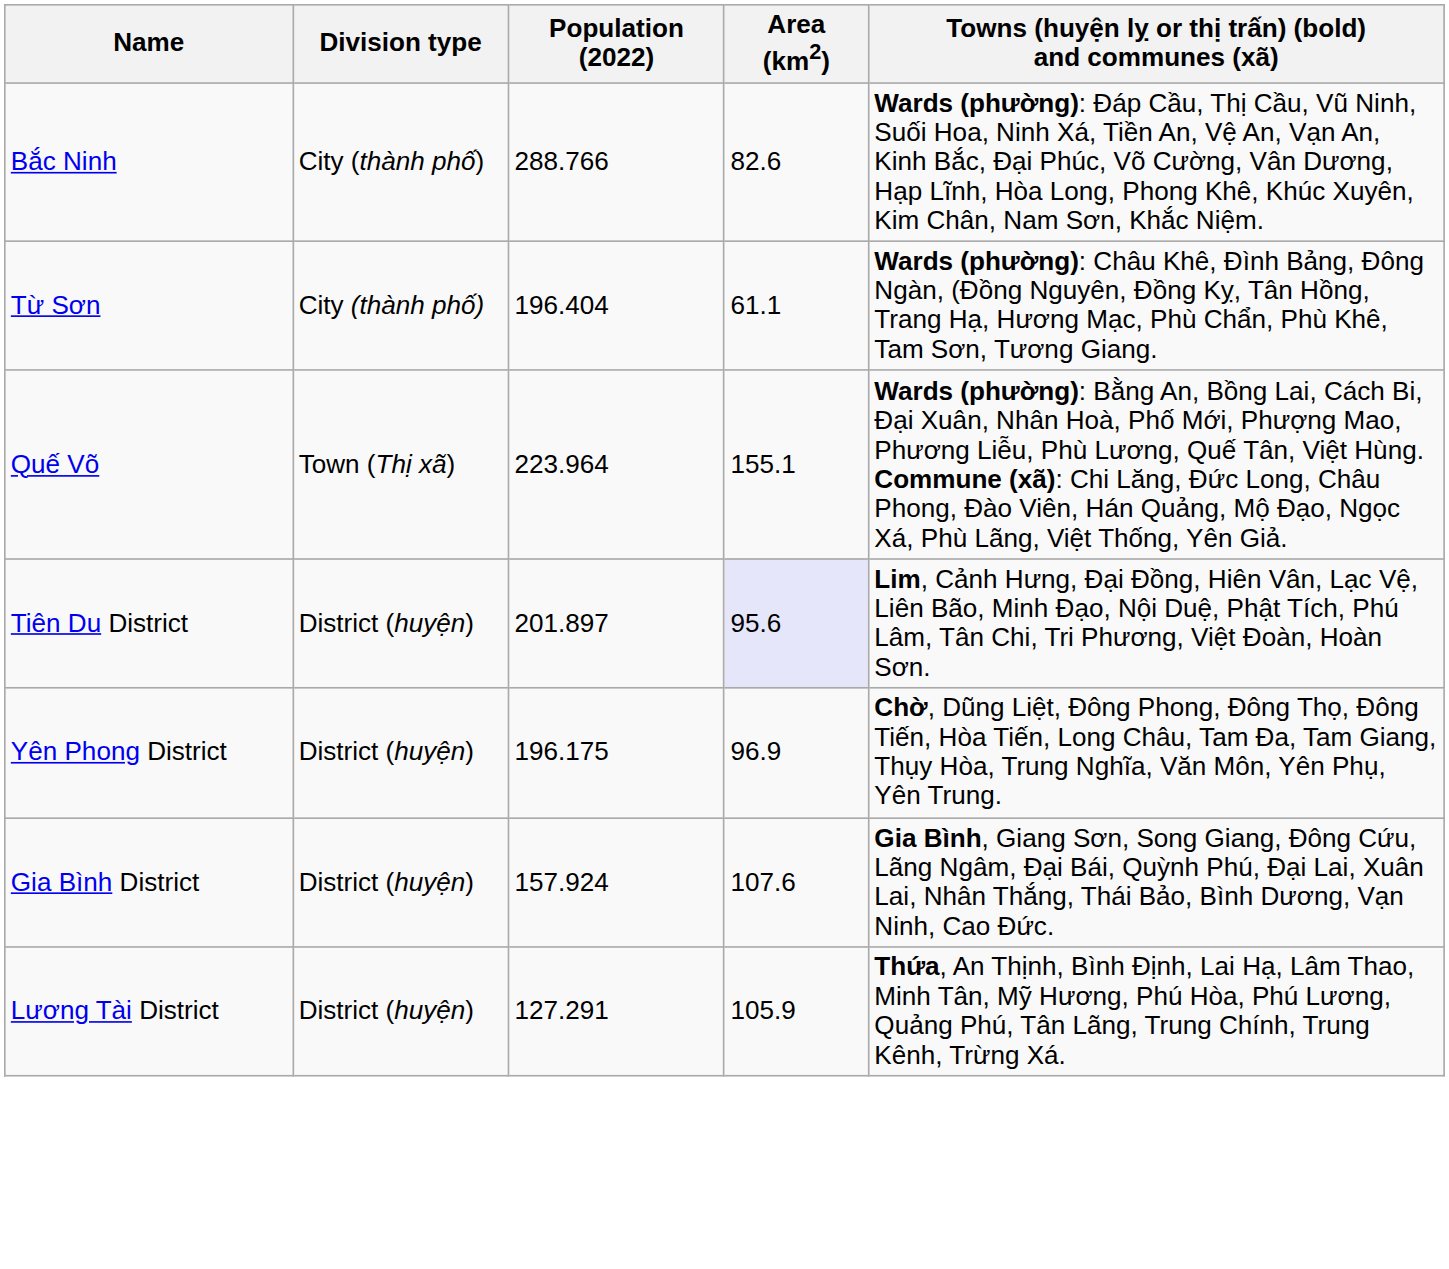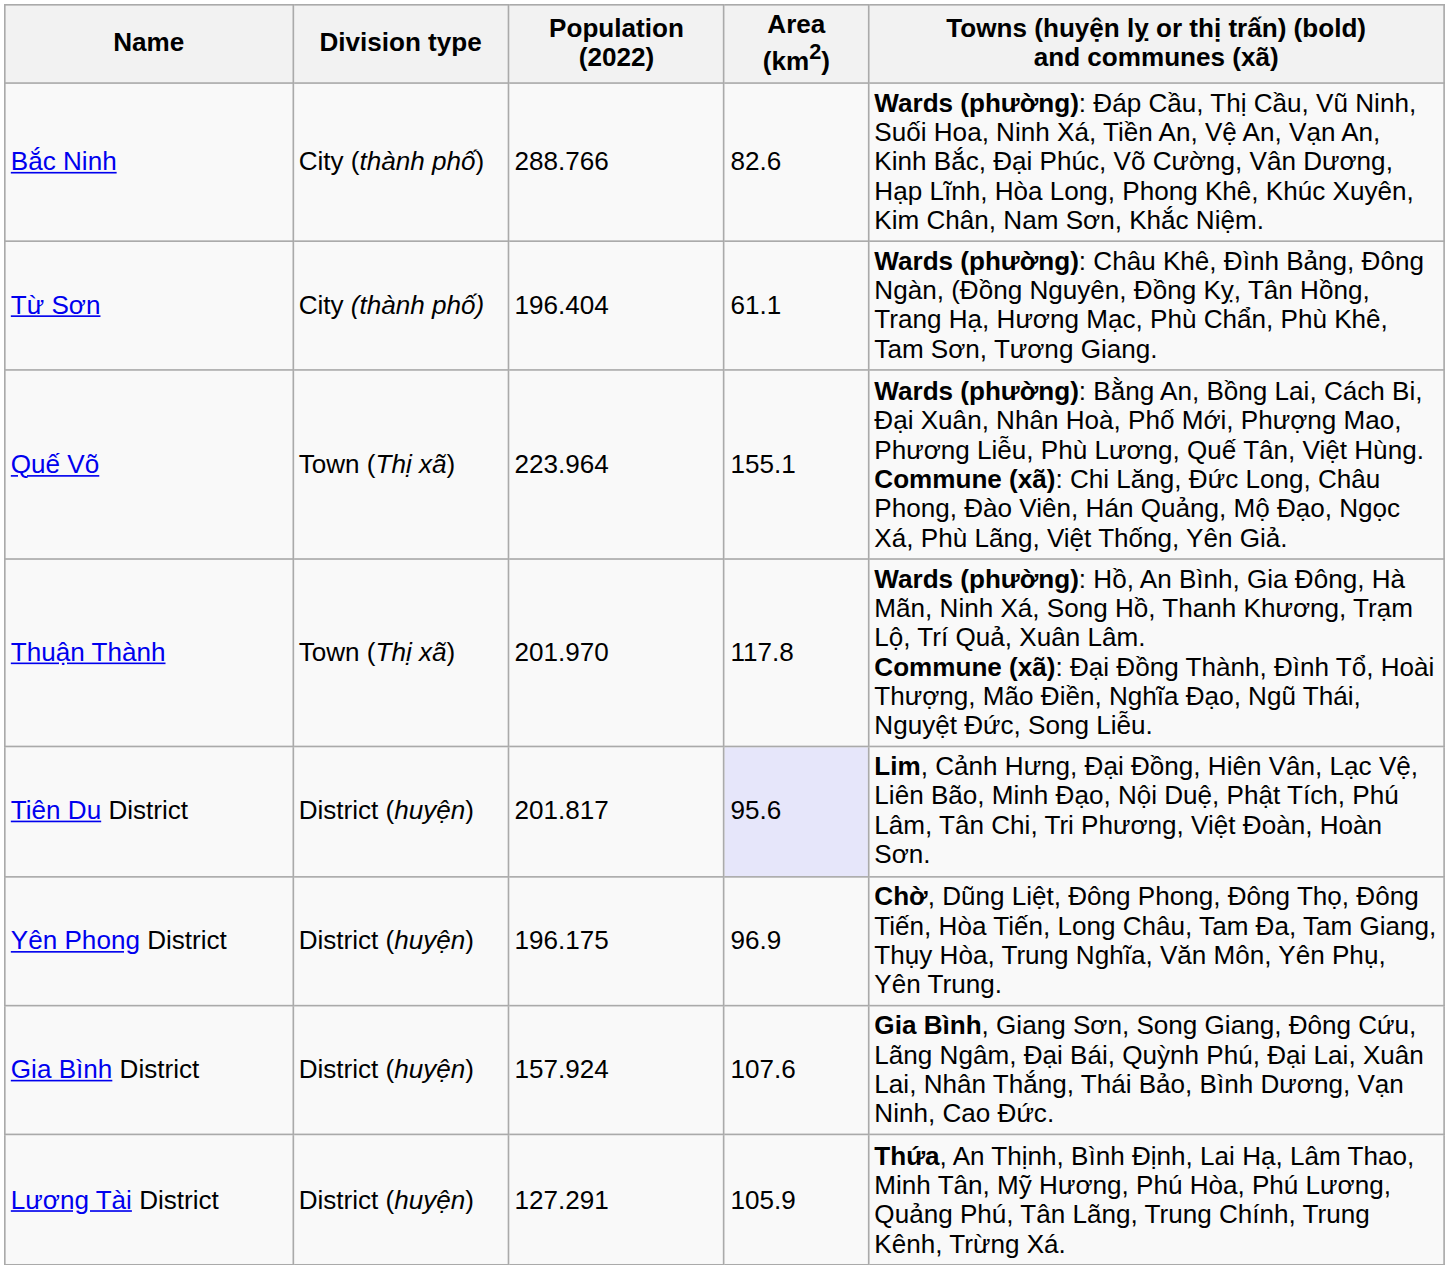+ row: (88, 652)
(562, 623) 201.897 -> (562, 811) 201.817
